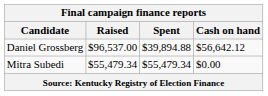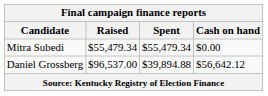rows swapped: (45, 47) <-> (35, 64)
